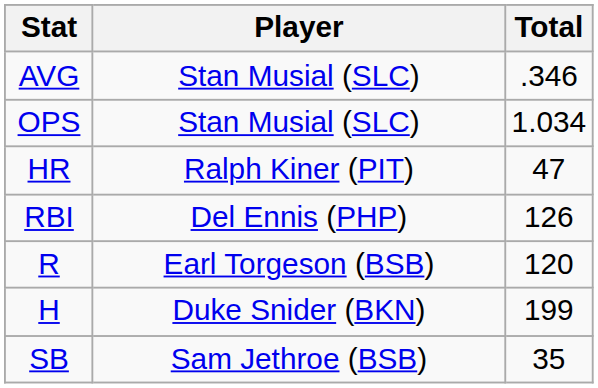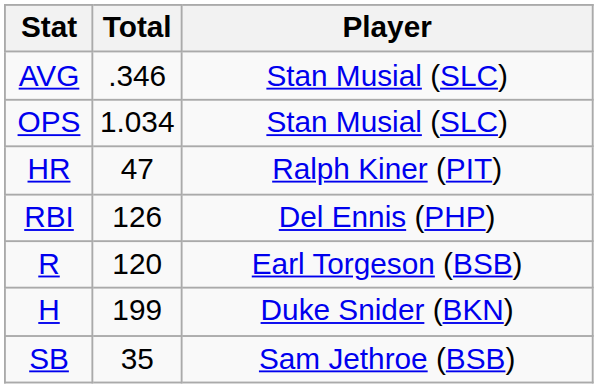columns swapped: (299, 28) <-> (549, 28)
